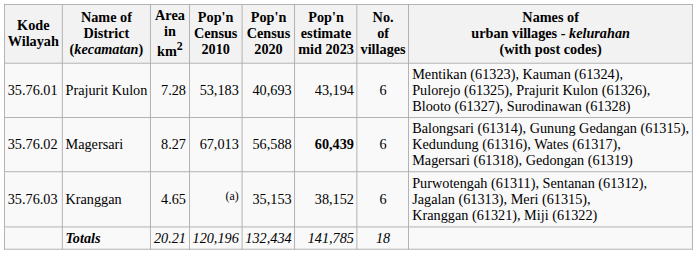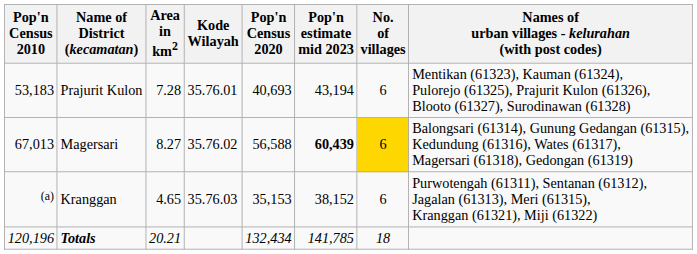columns swapped: (33, 33) <-> (216, 33)
(383, 144) no background -> (383, 144) gold background
